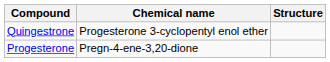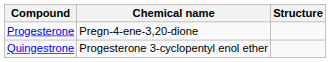rows swapped: (41, 48) <-> (41, 31)
